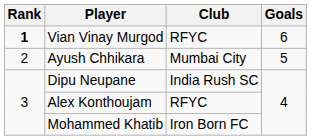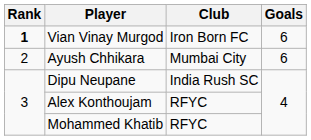(188, 37) RFYC -> (209, 37) Iron Born FC
(284, 59) 5 -> (284, 59) 6
(209, 124) Iron Born FC -> (188, 124) RFYC
